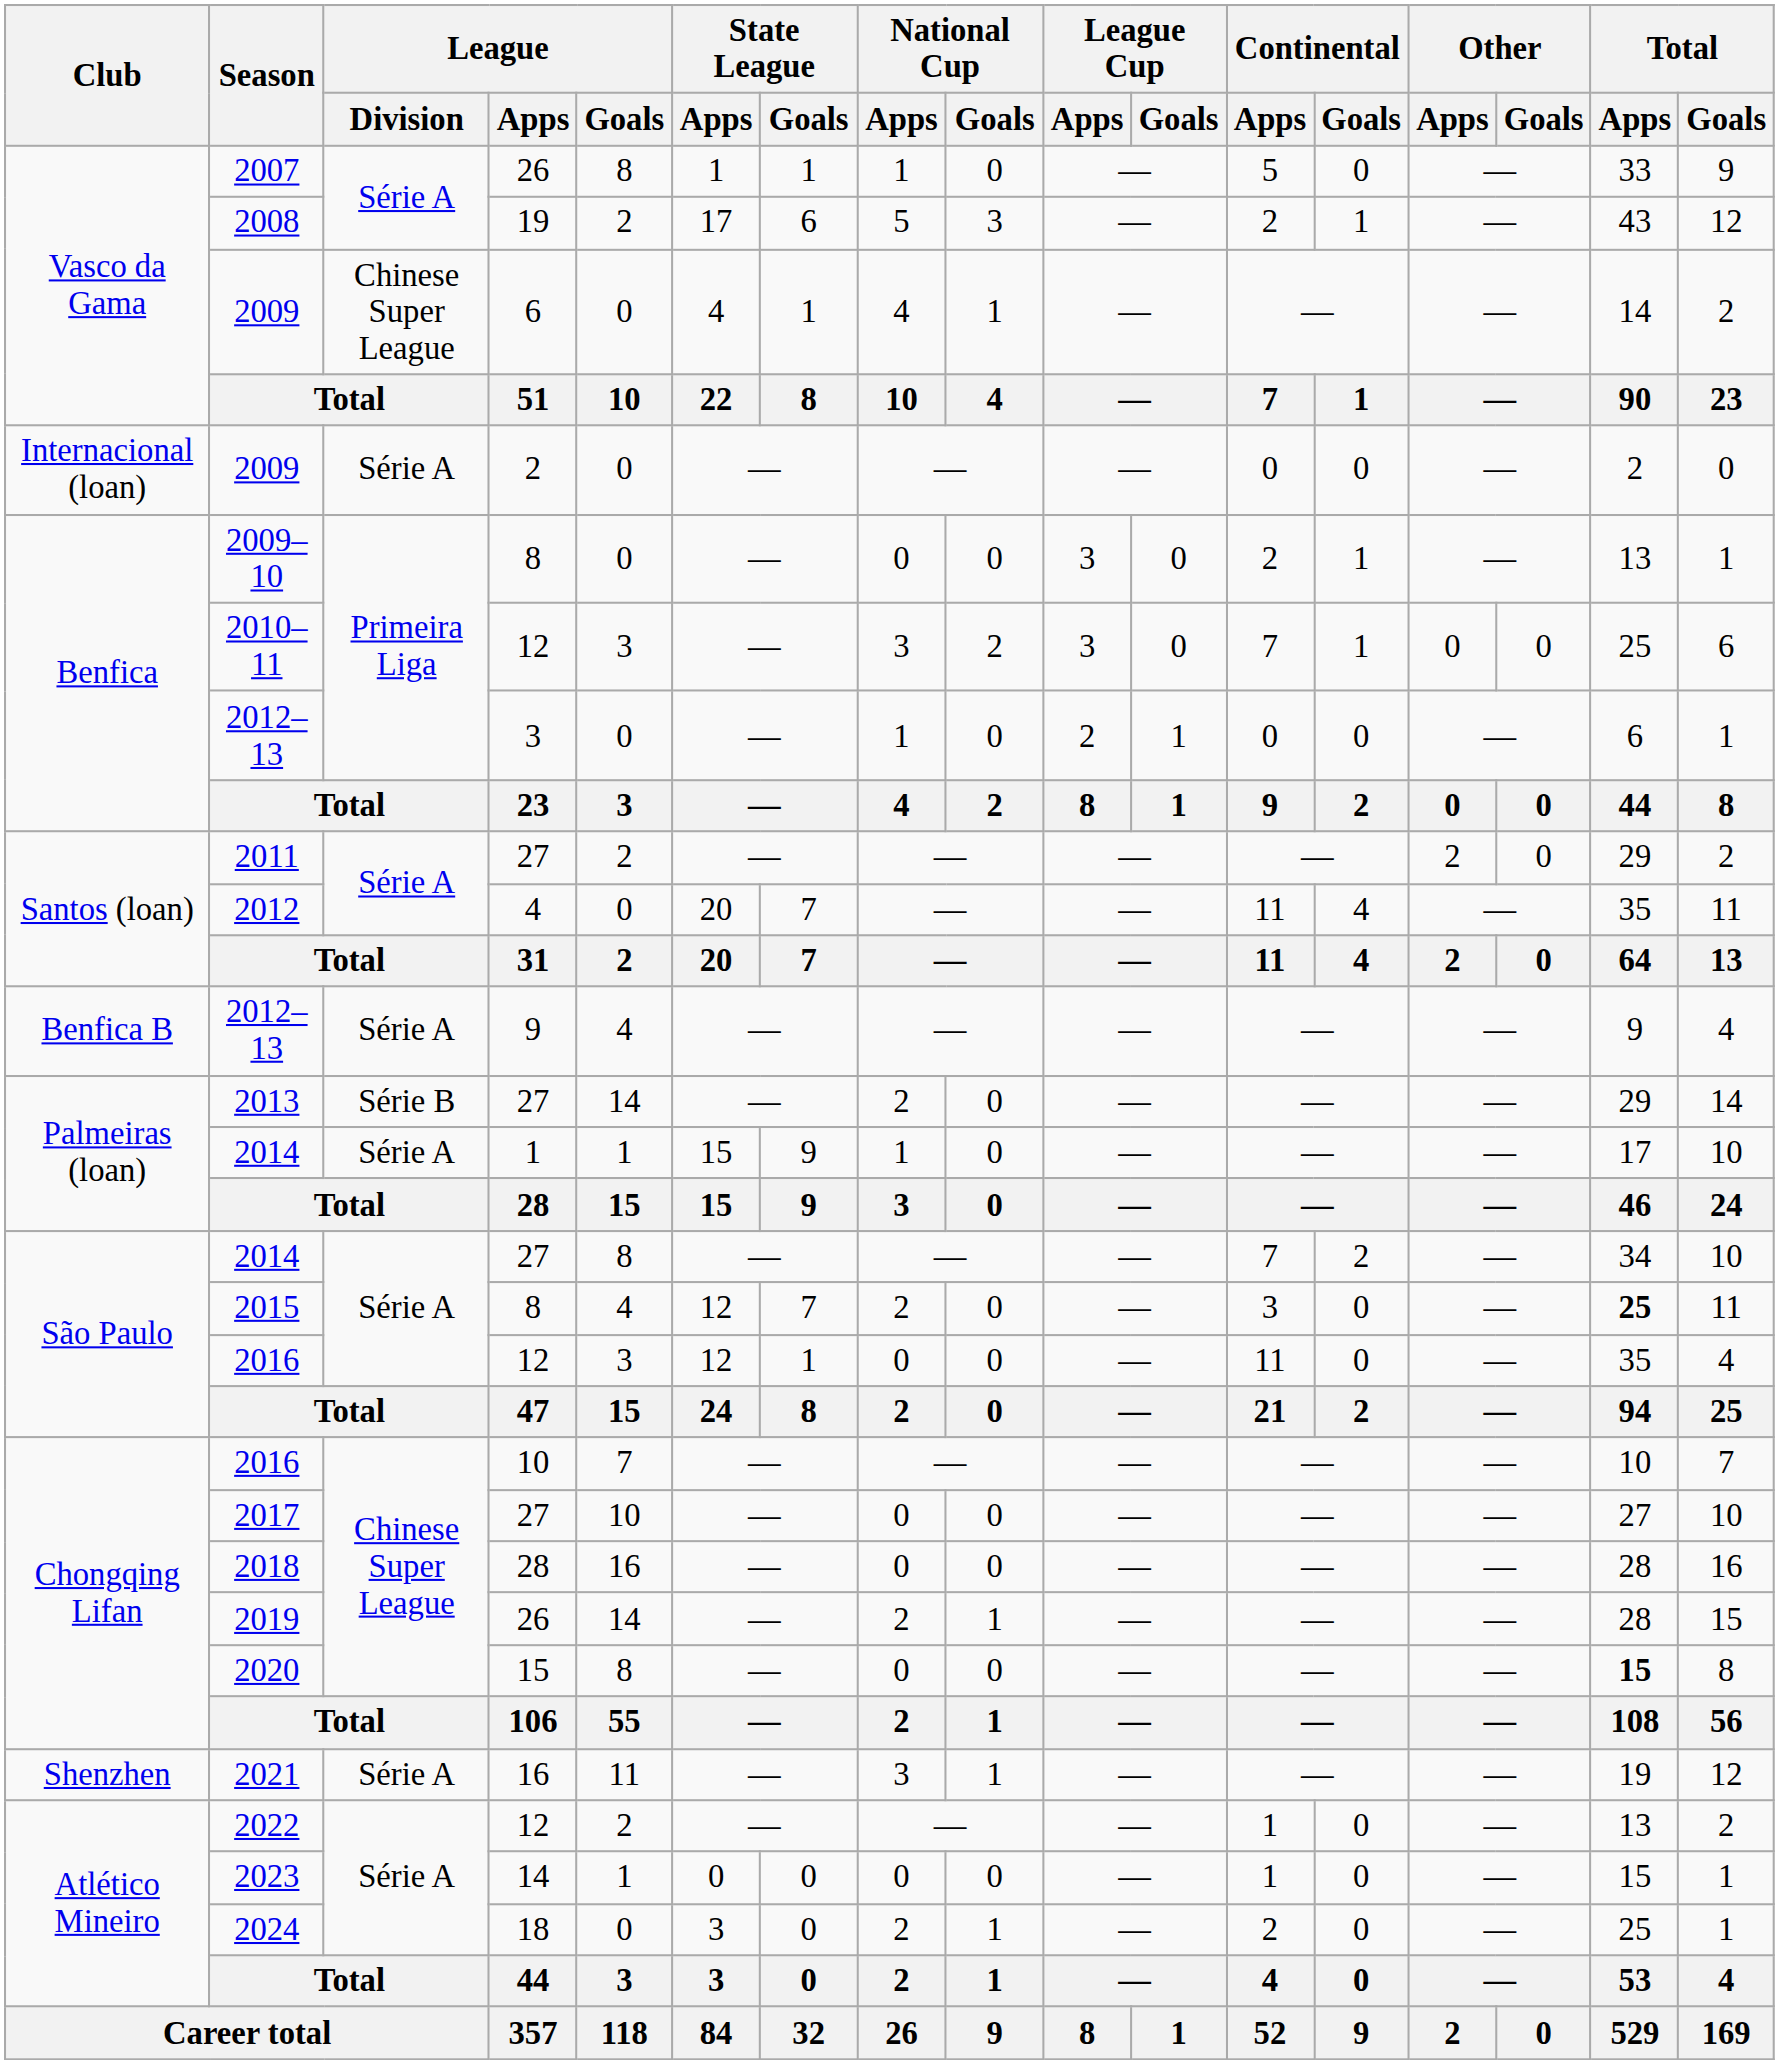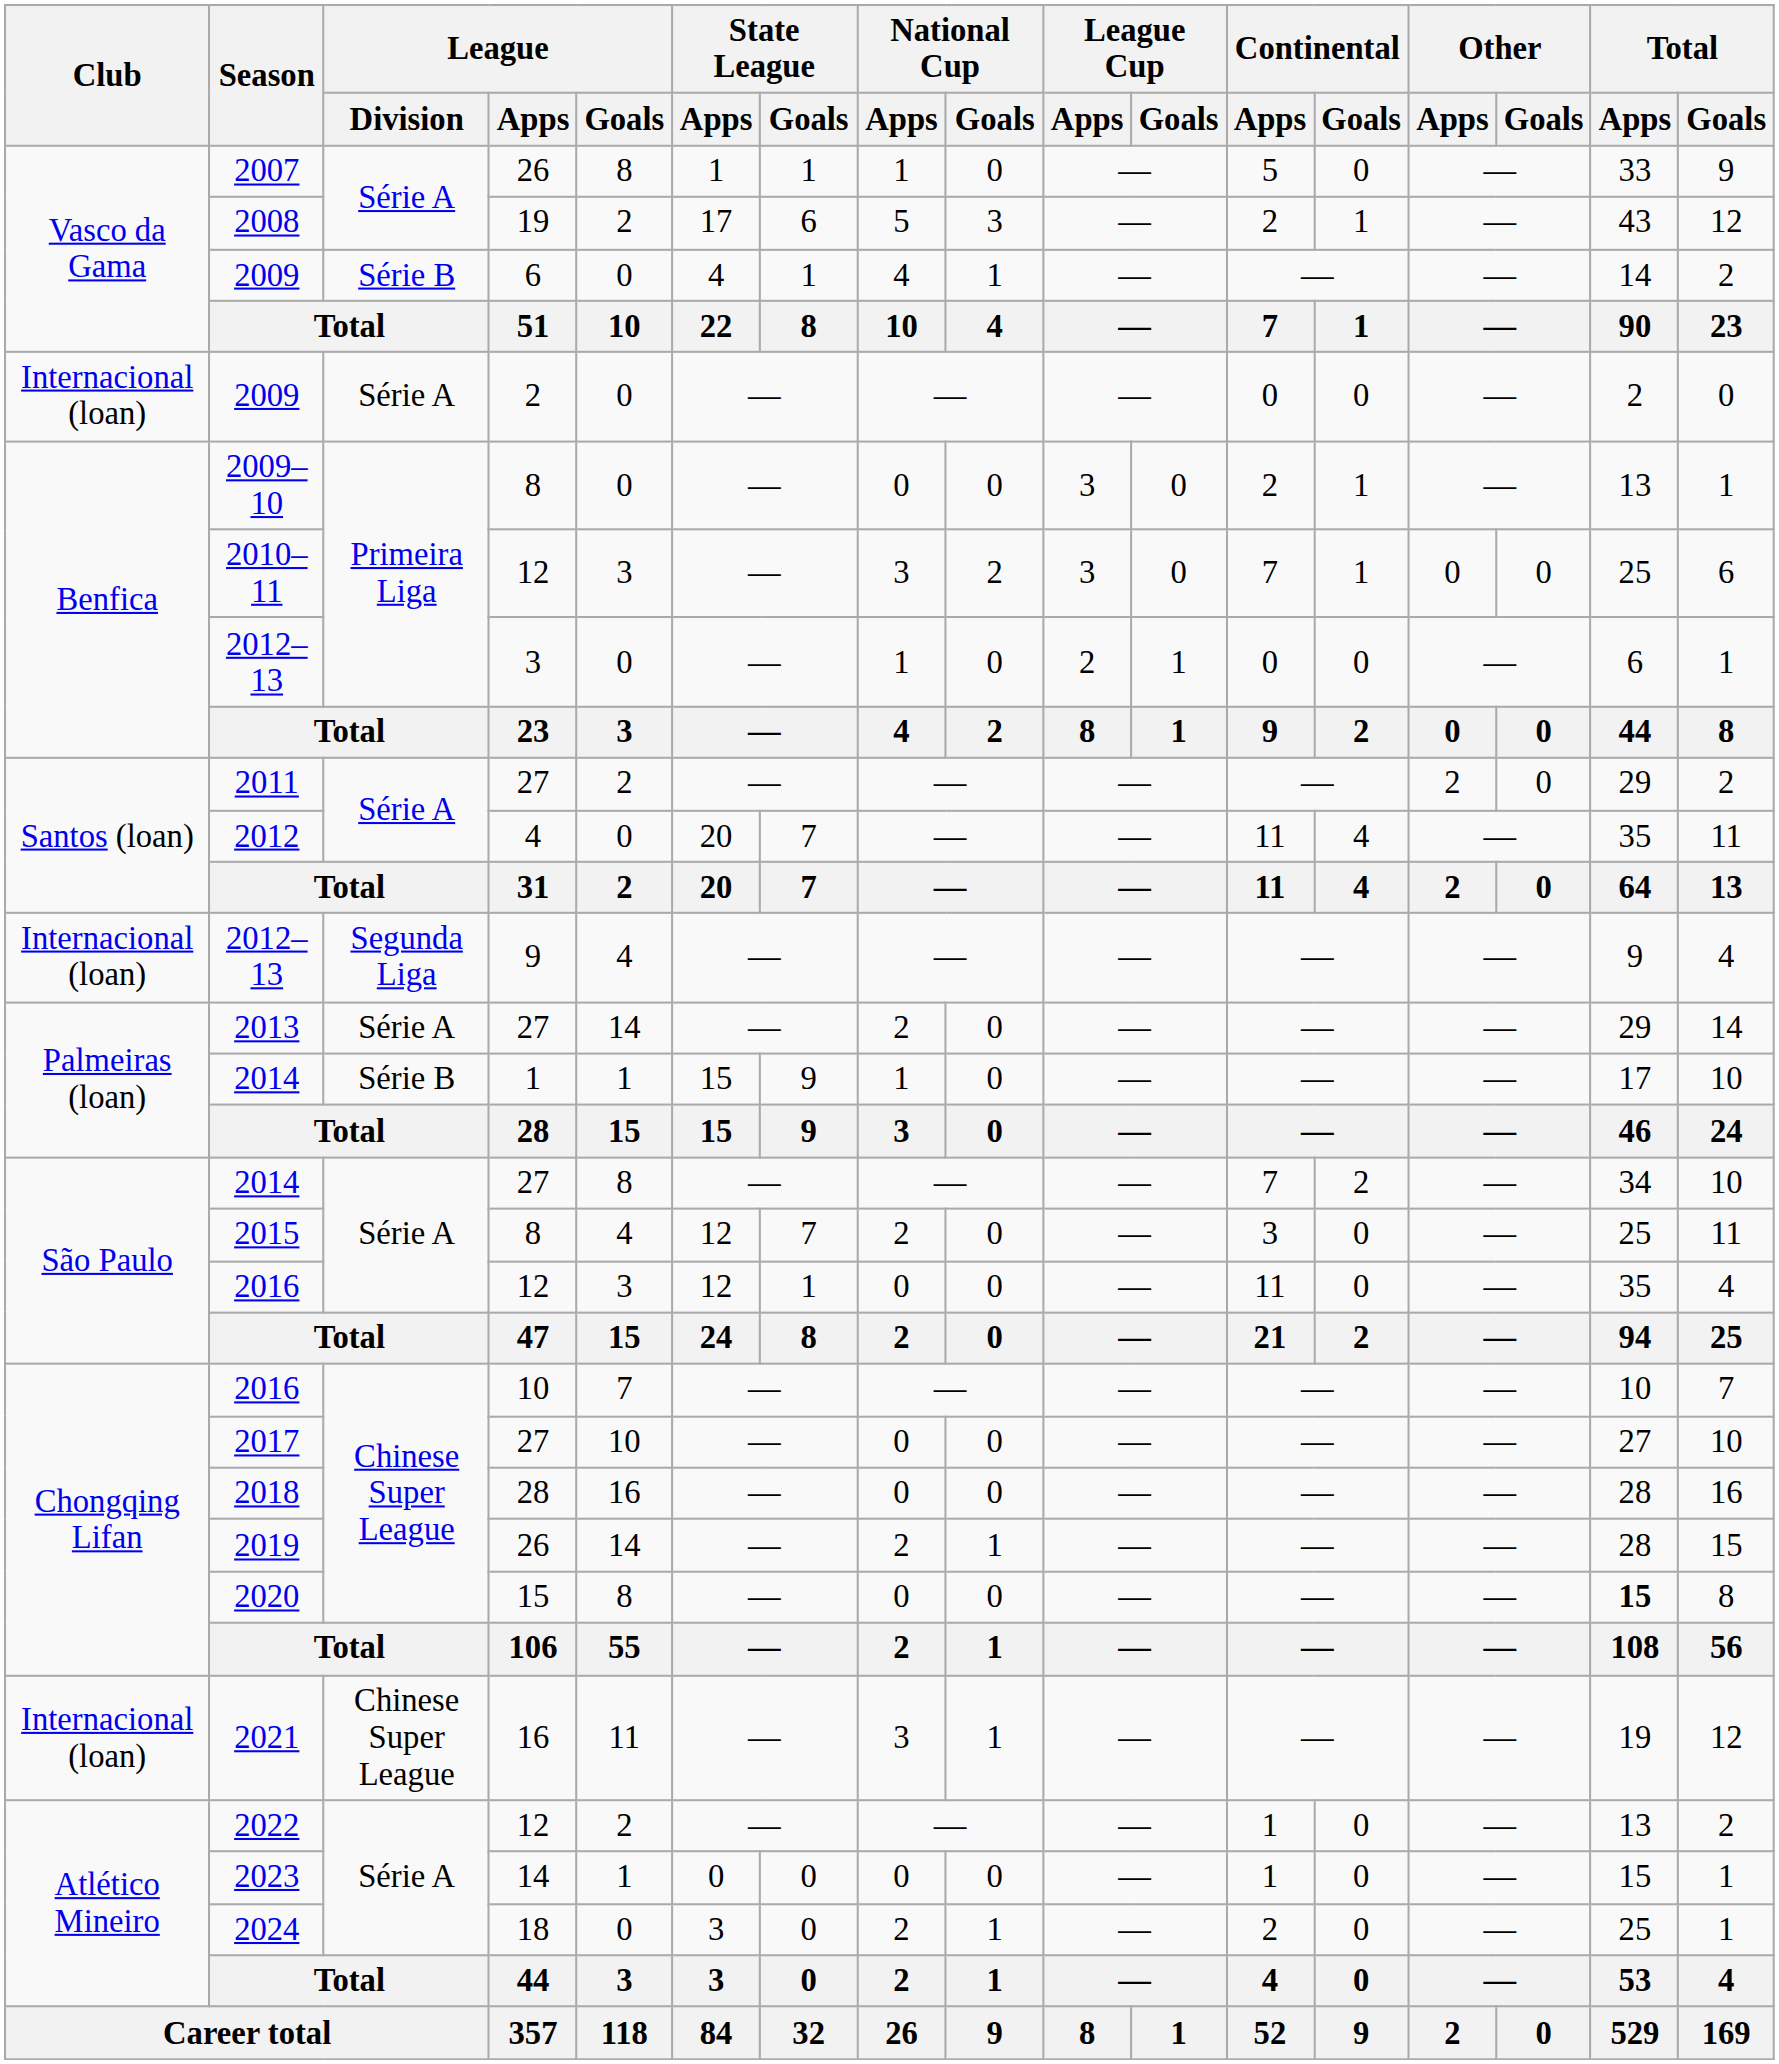(407, 310) Chinese Super League -> (407, 274) Série B
(107, 1030) Benfica B -> (107, 957) Internacional (loan)
(407, 1030) Série A -> (407, 957) Segunda Liga
(407, 1100) Série B -> (407, 1027) Série A
(407, 1152) Série A -> (407, 1078) Série B
(1635, 1307) bold -> (1635, 1234) normal
(107, 1773) Shenzhen -> (107, 1736) Internacional (loan)
(407, 1773) Série A -> (407, 1736) Chinese Super League
